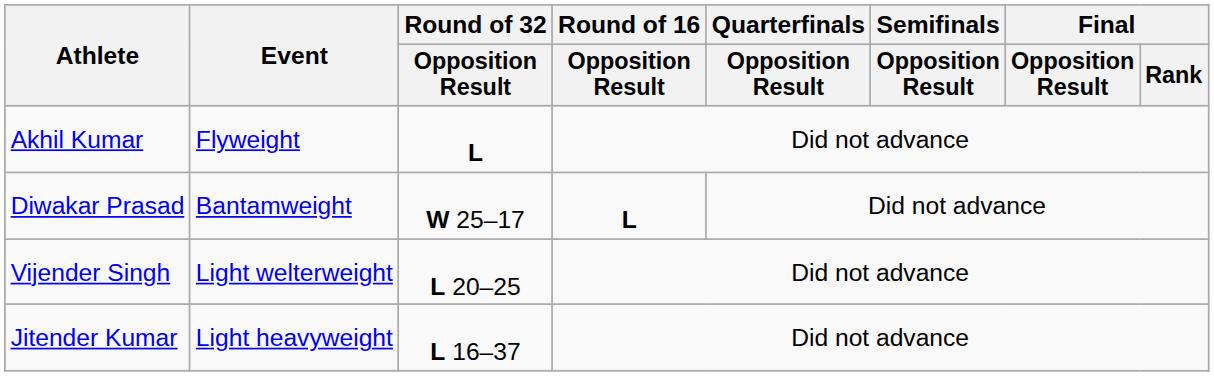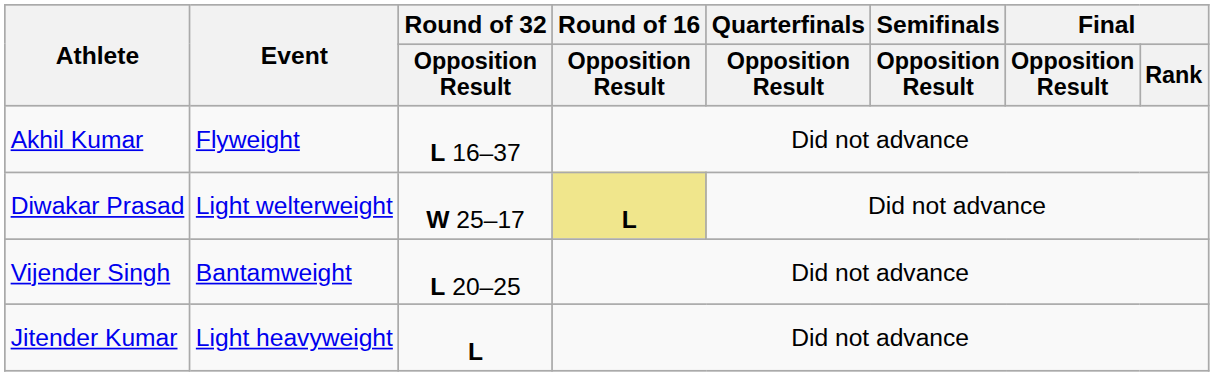(475, 153) L -> (475, 153) L 16–37
(274, 206) Bantamweight -> (294, 206) Light welterweight
(629, 220) no background -> (629, 220) khaki background
(294, 272) Light welterweight -> (274, 272) Bantamweight
(475, 352) L 16–37 -> (475, 352) L
